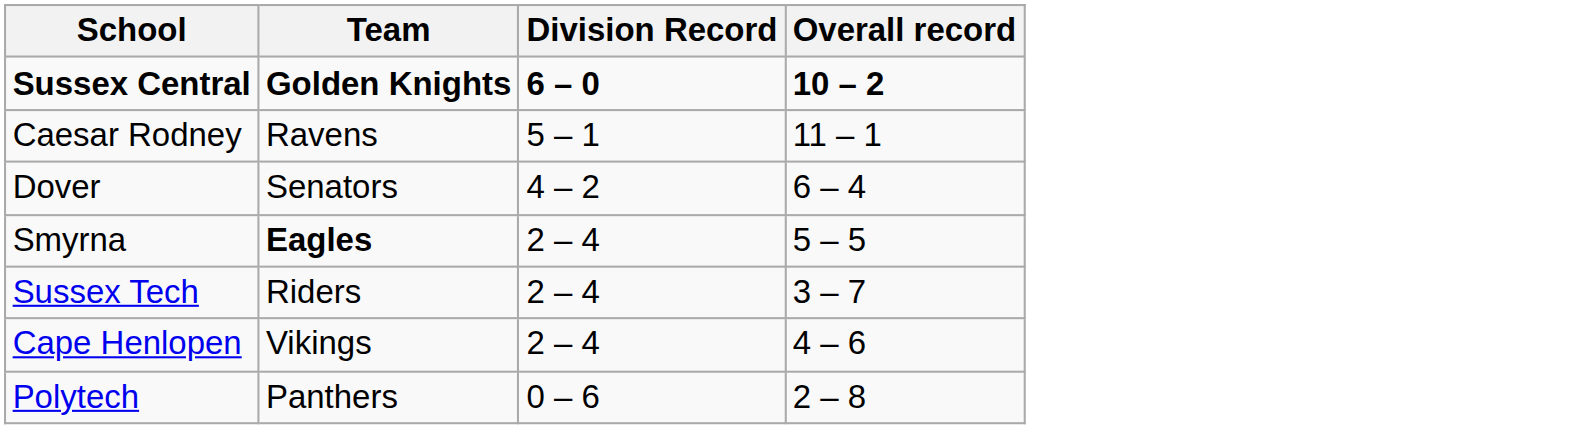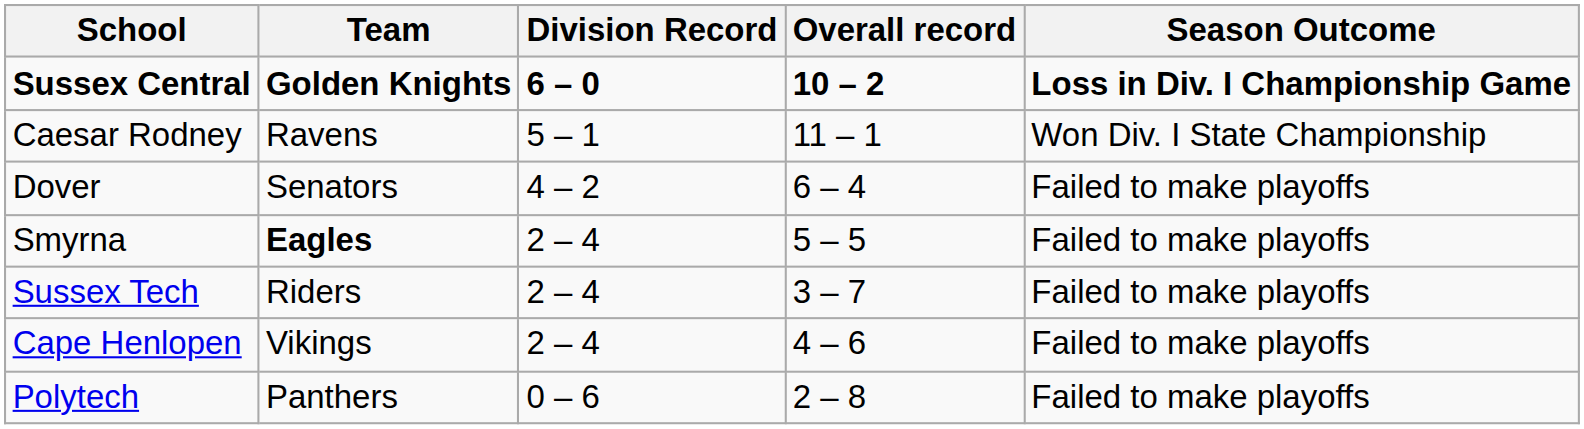+ column: (1301, 30)
